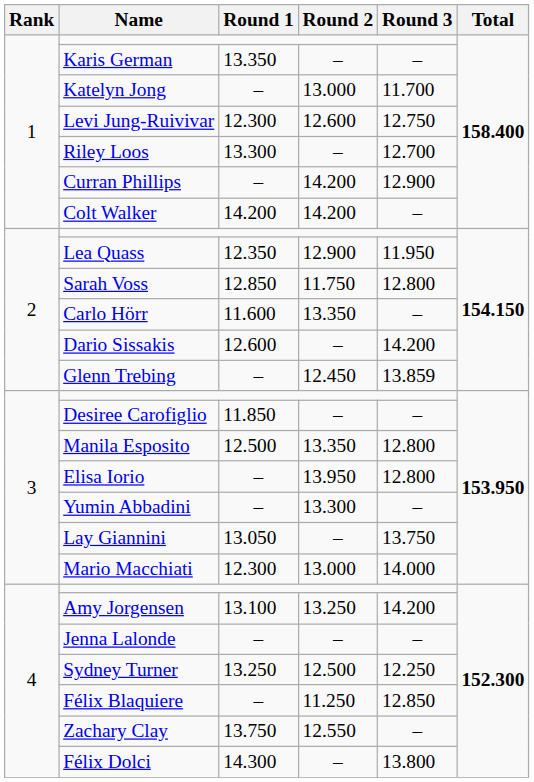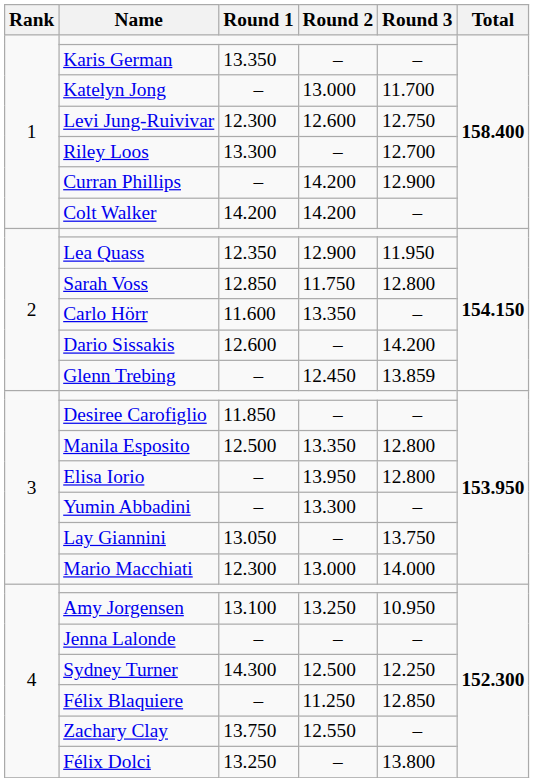(409, 608) 14.200 -> (409, 608) 10.950
(250, 669) 13.250 -> (250, 669) 14.300
(250, 761) 14.300 -> (250, 761) 13.250
